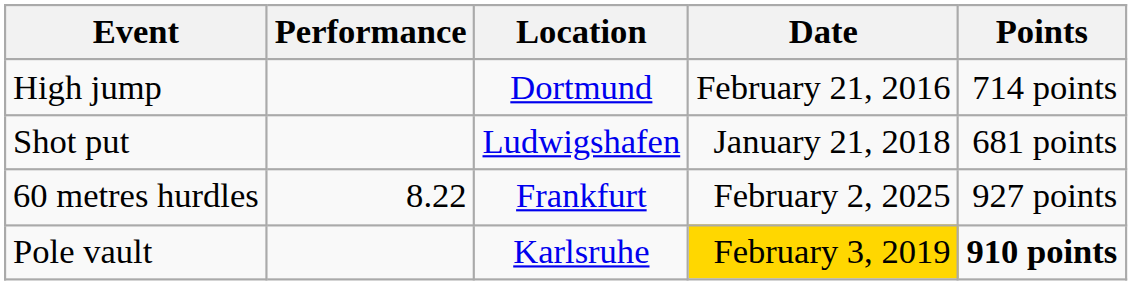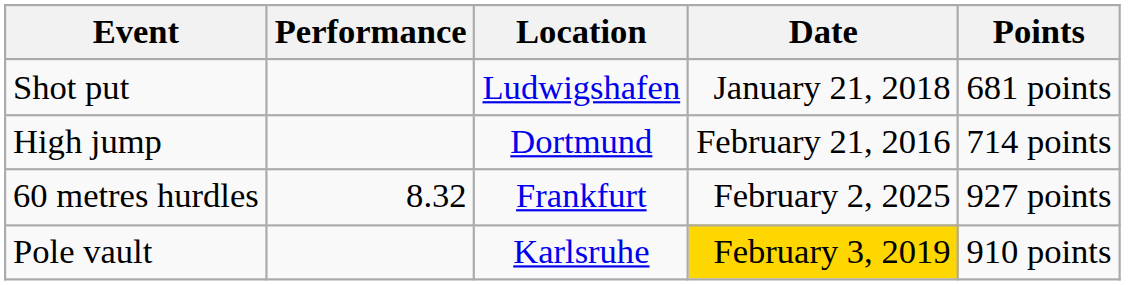rows swapped: (71, 141) <-> (87, 86)
(436, 196) 8.22 -> (436, 196) 8.32
(1042, 251) bold -> (1039, 251) normal
